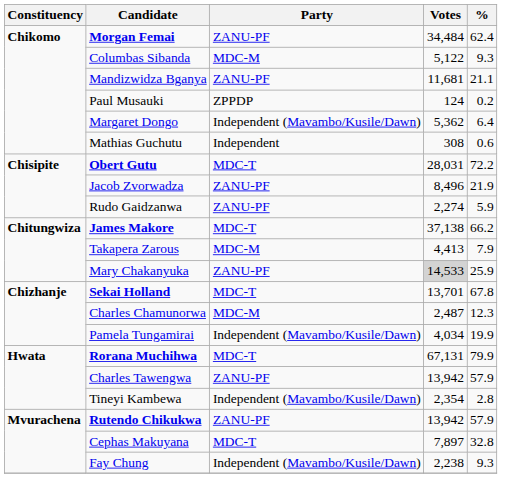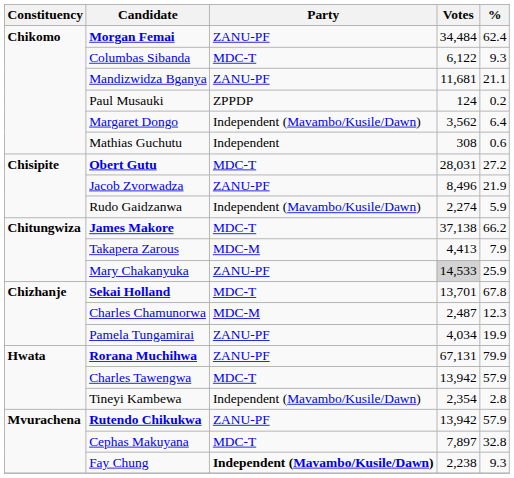(236, 57) MDC-M -> (235, 57) MDC-T
(449, 57) 5,122 -> (462, 57) 6,122
(449, 121) 5,362 -> (462, 121) 3,562
(482, 164) 72.2 -> (495, 164) 27.2
(241, 206) ZANU-PF -> (317, 206) Independent (Mavambo/Kusile/Dawn)
(317, 334) Independent (Mavambo/Kusile/Dawn) -> (241, 334) ZANU-PF
(235, 356) MDC-T -> (241, 356) ZANU-PF
(241, 377) ZANU-PF -> (235, 377) MDC-T
(317, 462) normal -> (323, 462) bold
